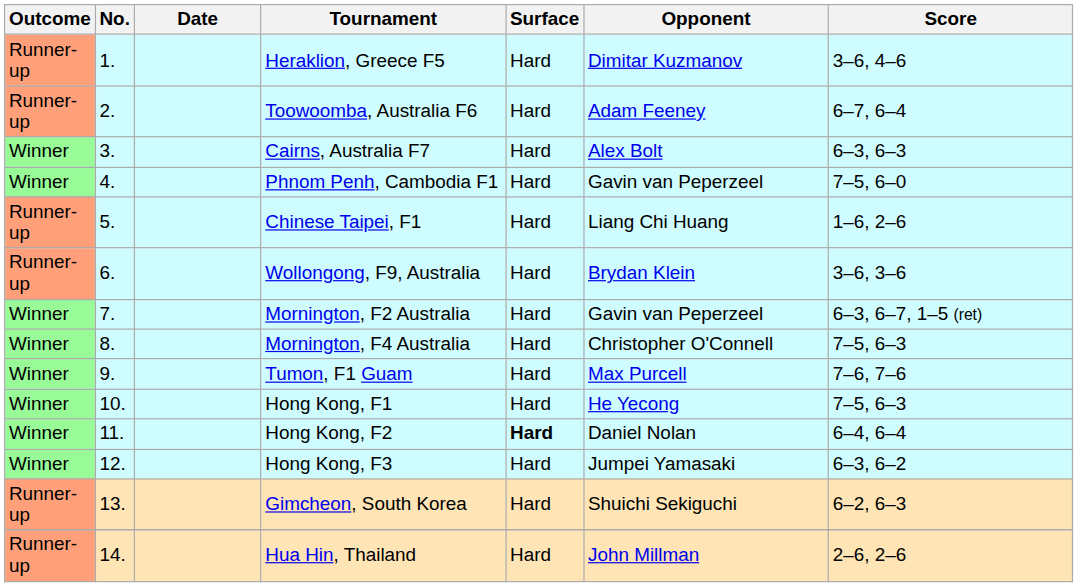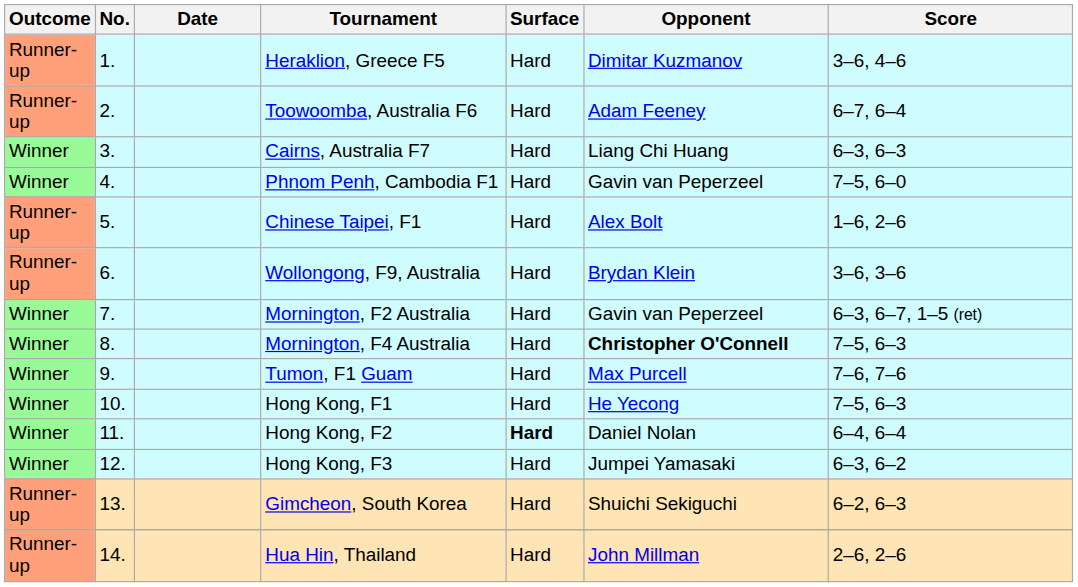(625, 151) Alex Bolt -> (658, 151) Liang Chi Huang
(658, 222) Liang Chi Huang -> (625, 222) Alex Bolt
(681, 343) normal -> (688, 343) bold
